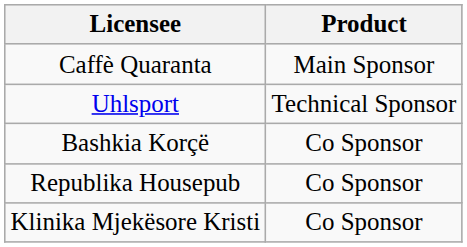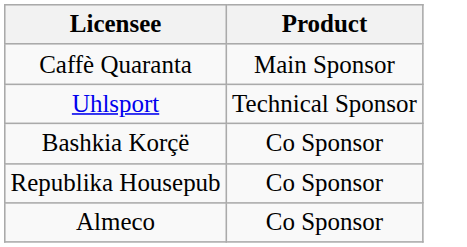+ row: (116, 222)
- row: (135, 222)
